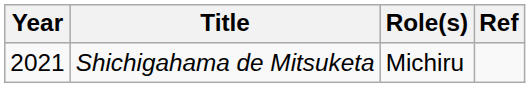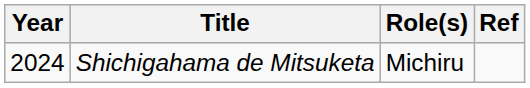(37, 62) 2021 -> (37, 62) 2024
